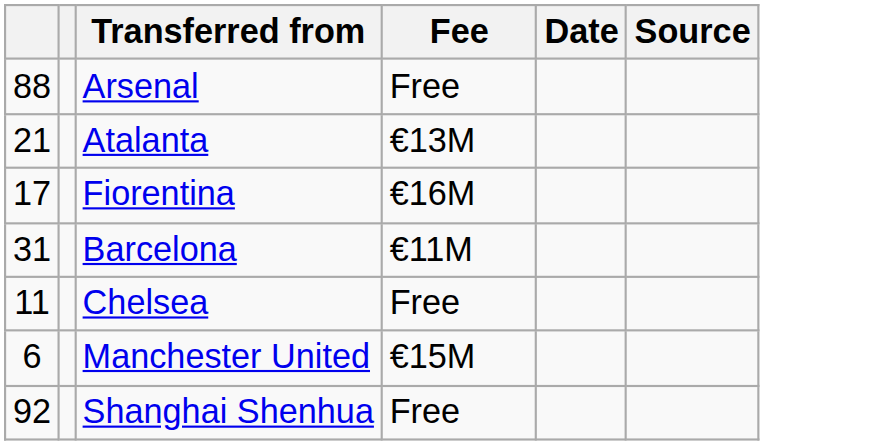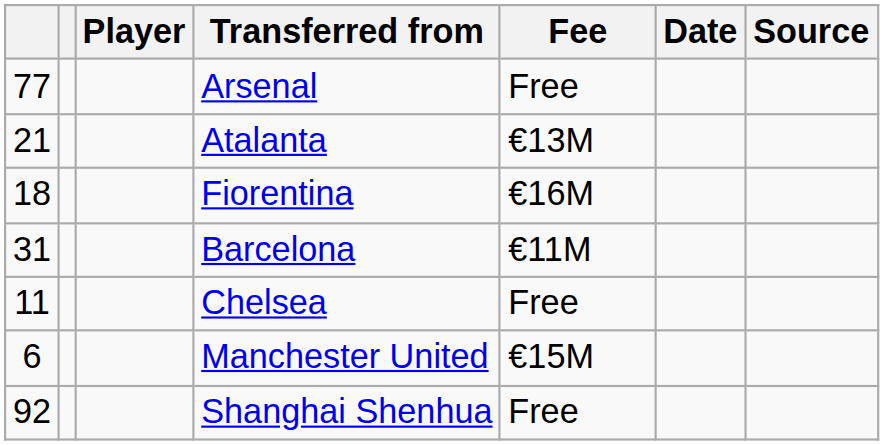+ column: (134, 31)
(32, 85) 88 -> (32, 85) 77
(32, 194) 17 -> (32, 194) 18
